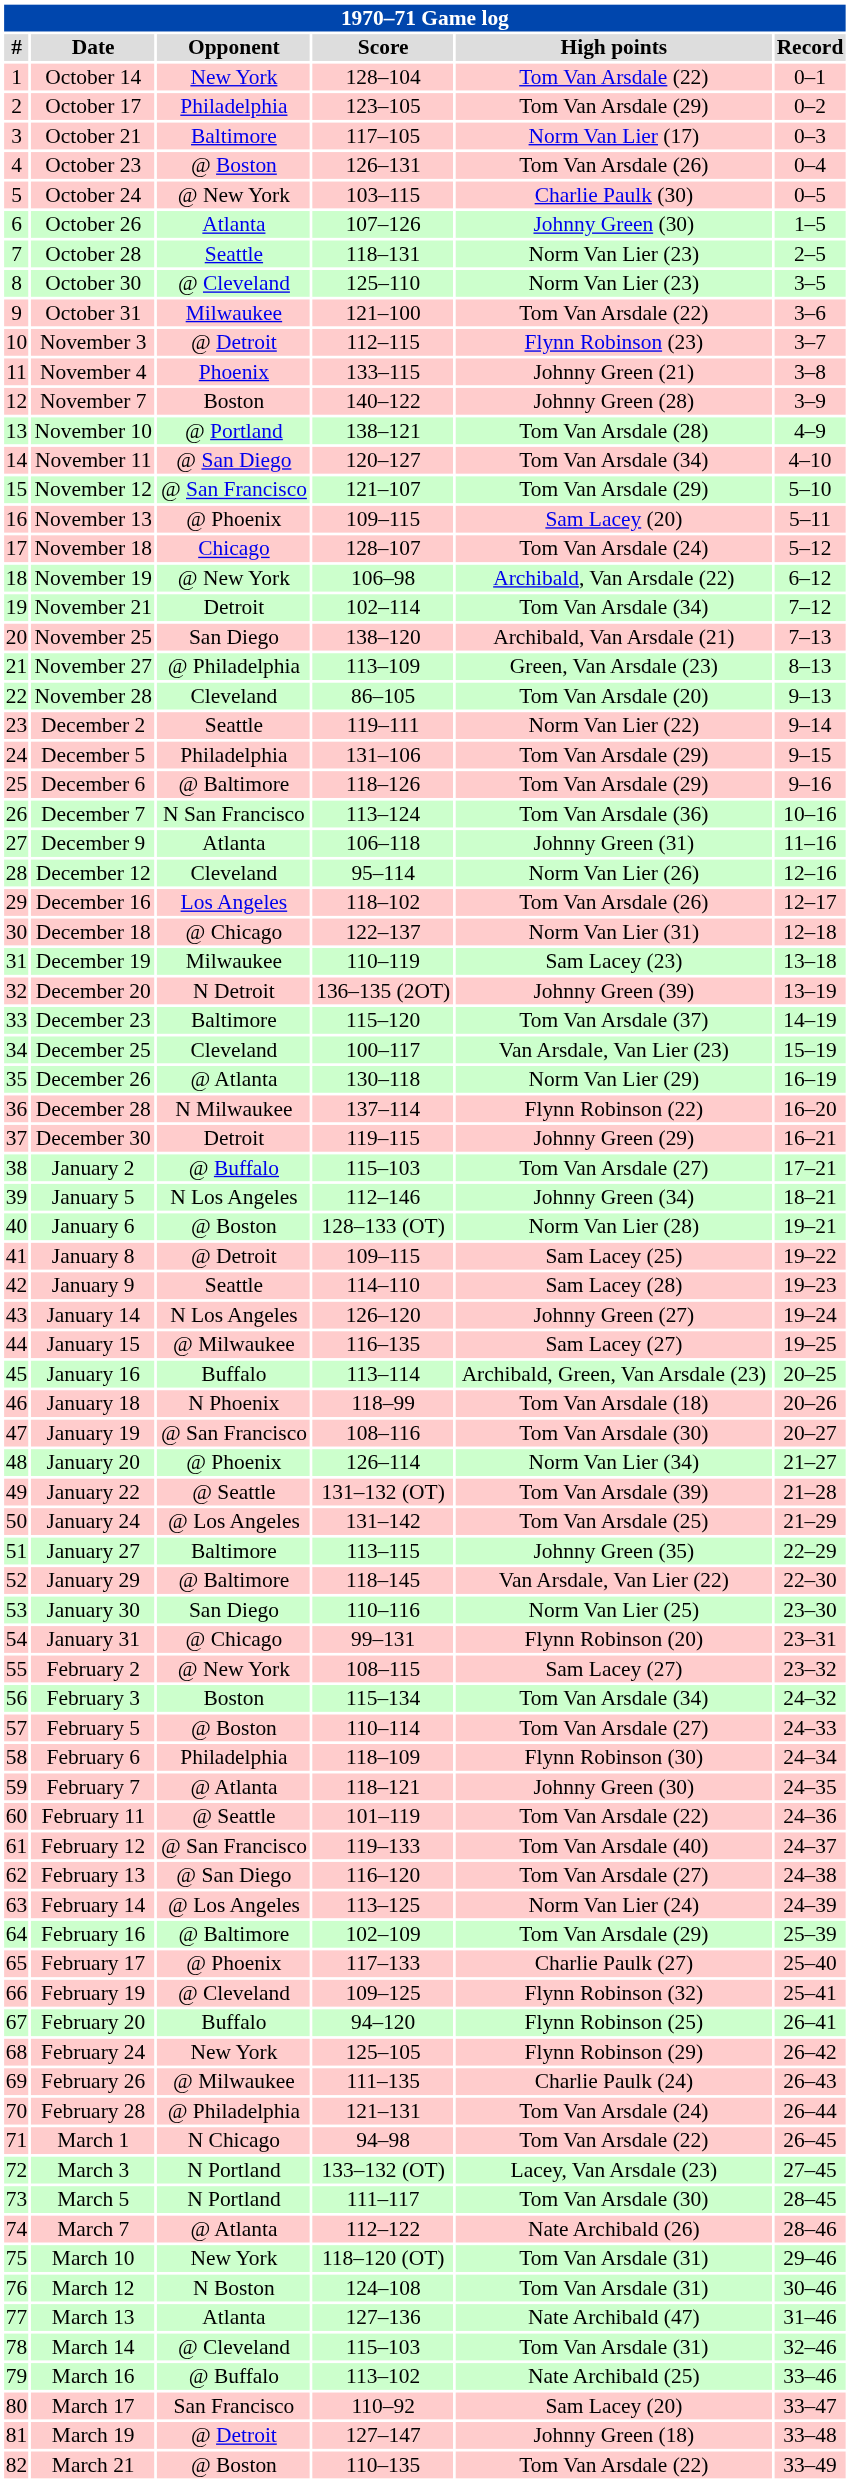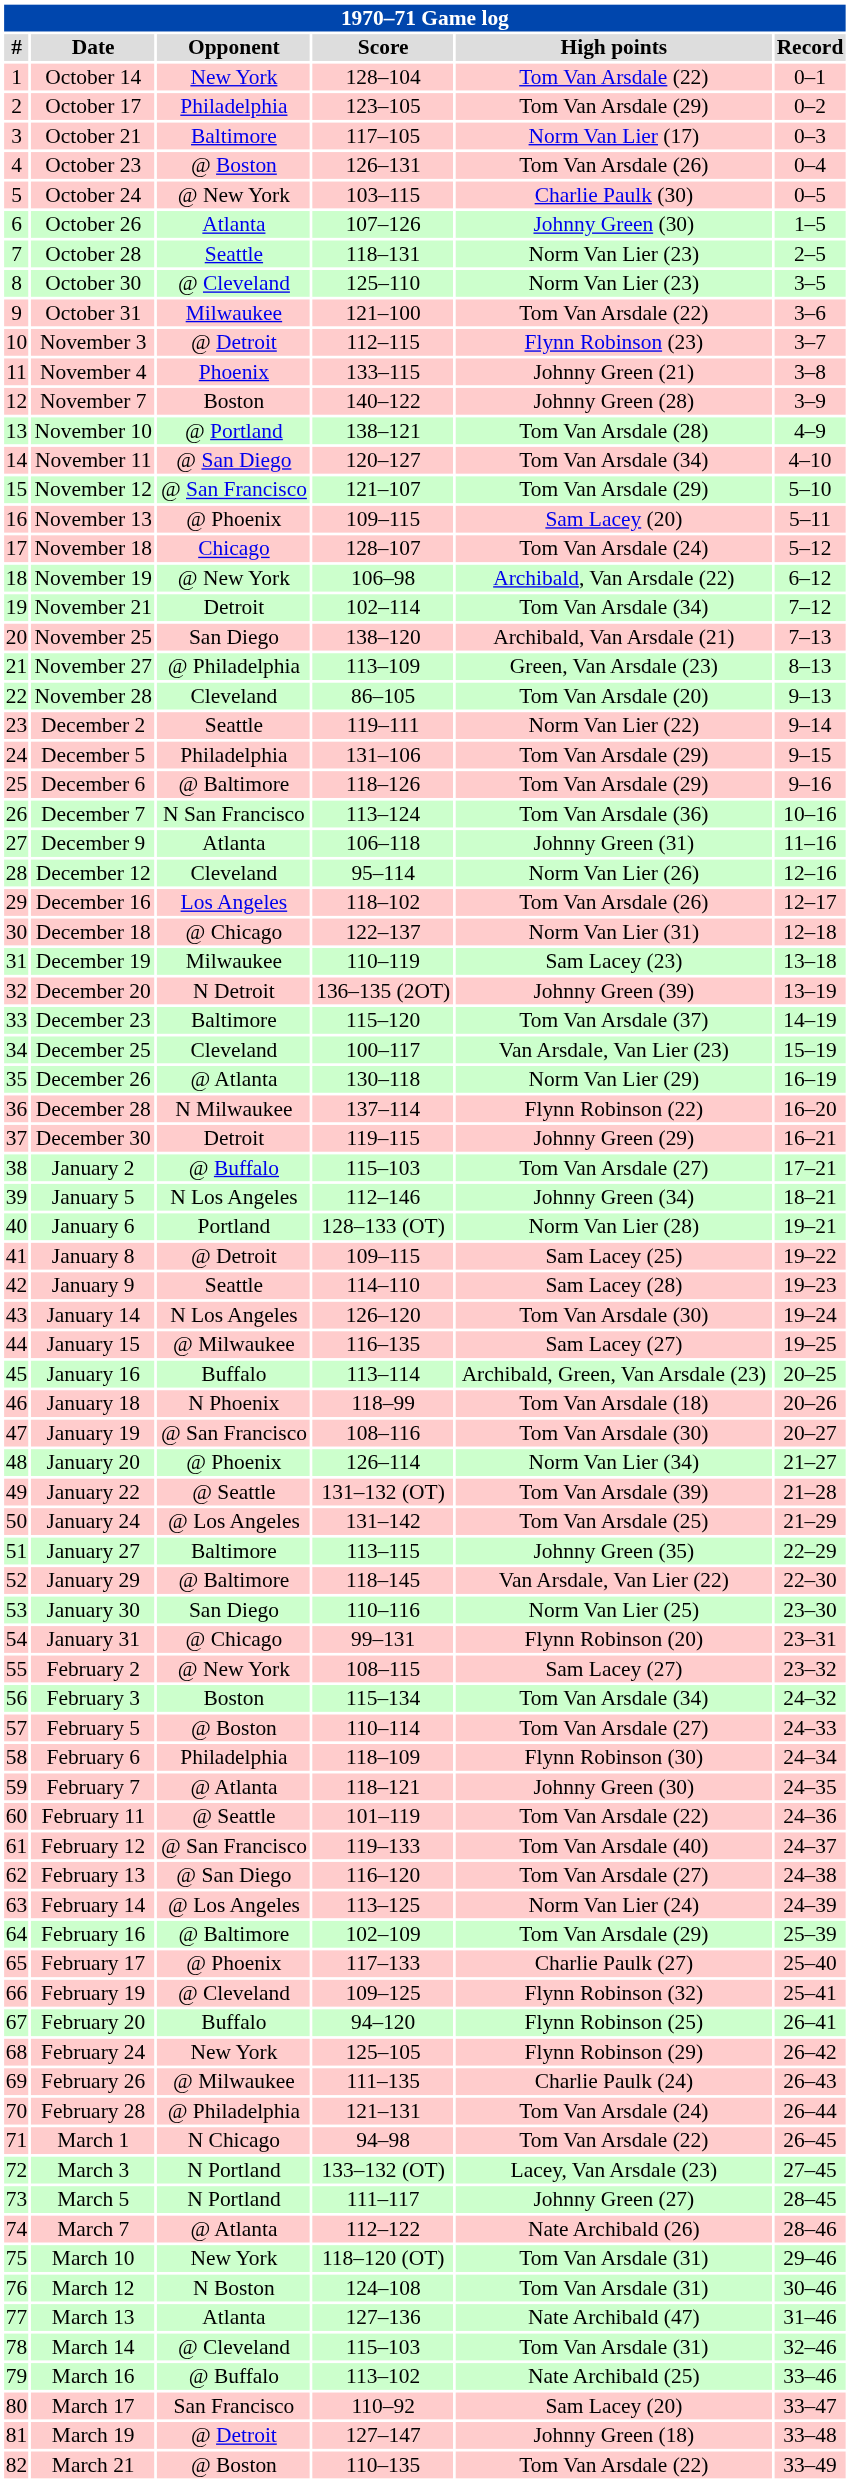(234, 1226) @ Boston -> (234, 1226) Portland
(614, 1315) Johnny Green (27) -> (614, 1315) Tom Van Arsdale (30)
(614, 2199) Tom Van Arsdale (30) -> (614, 2199) Johnny Green (27)
